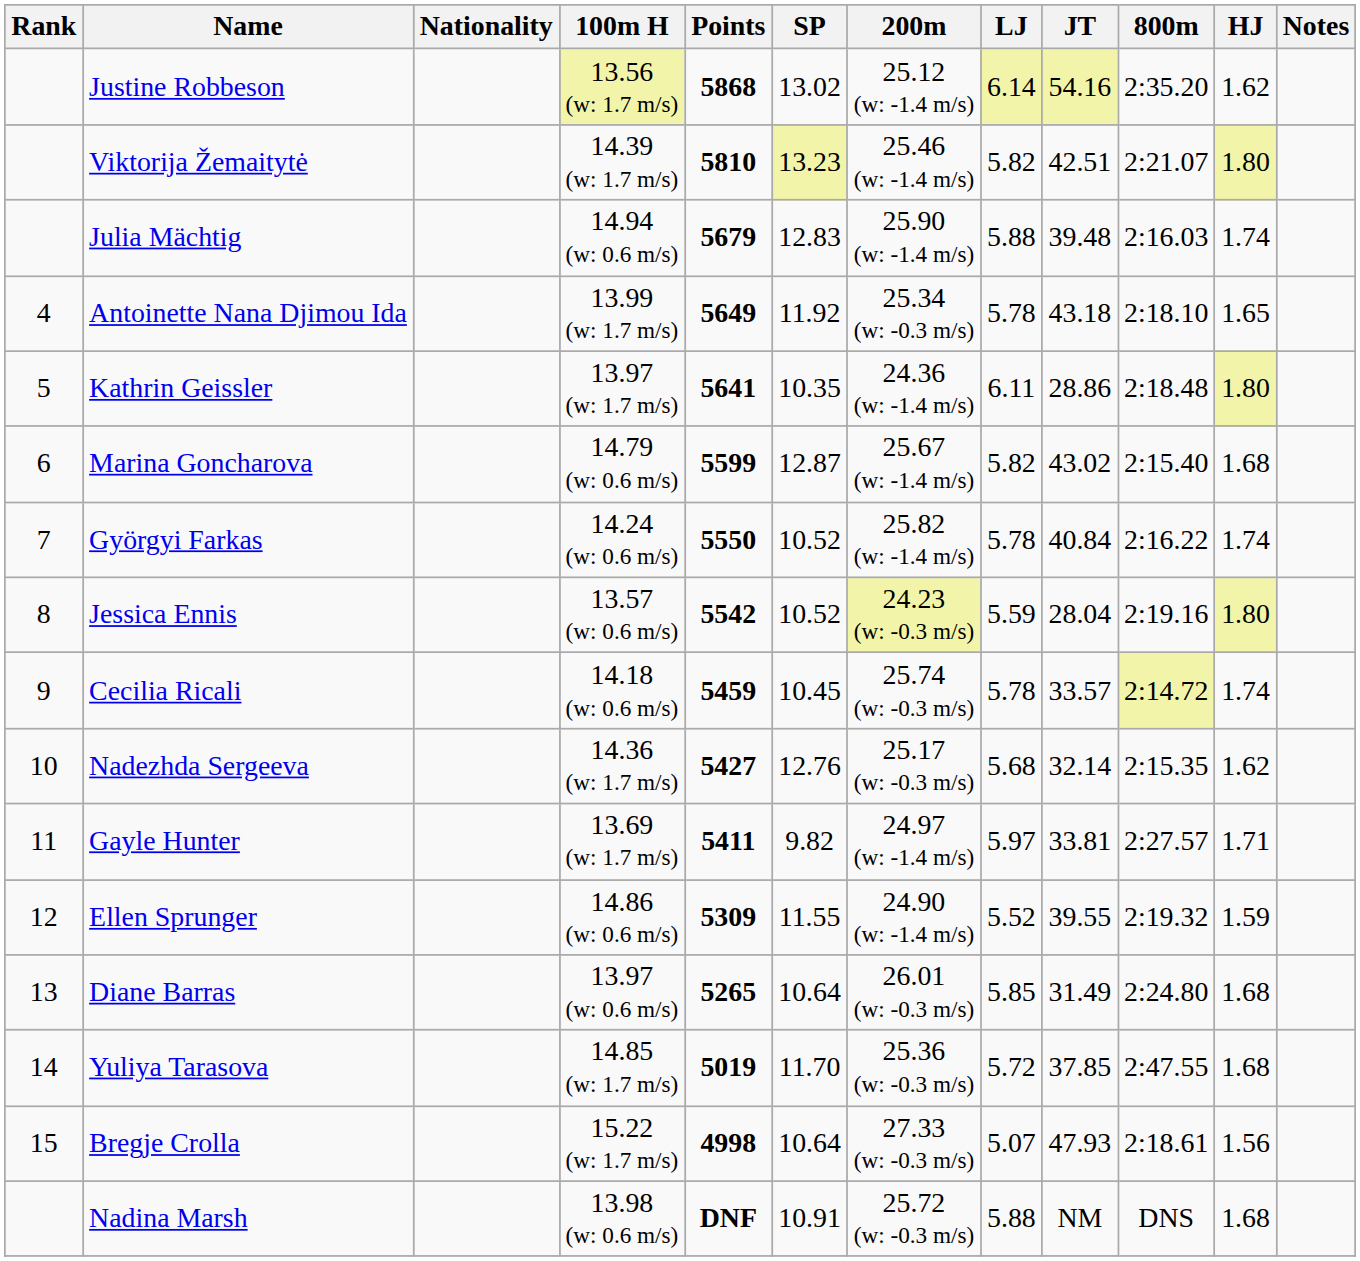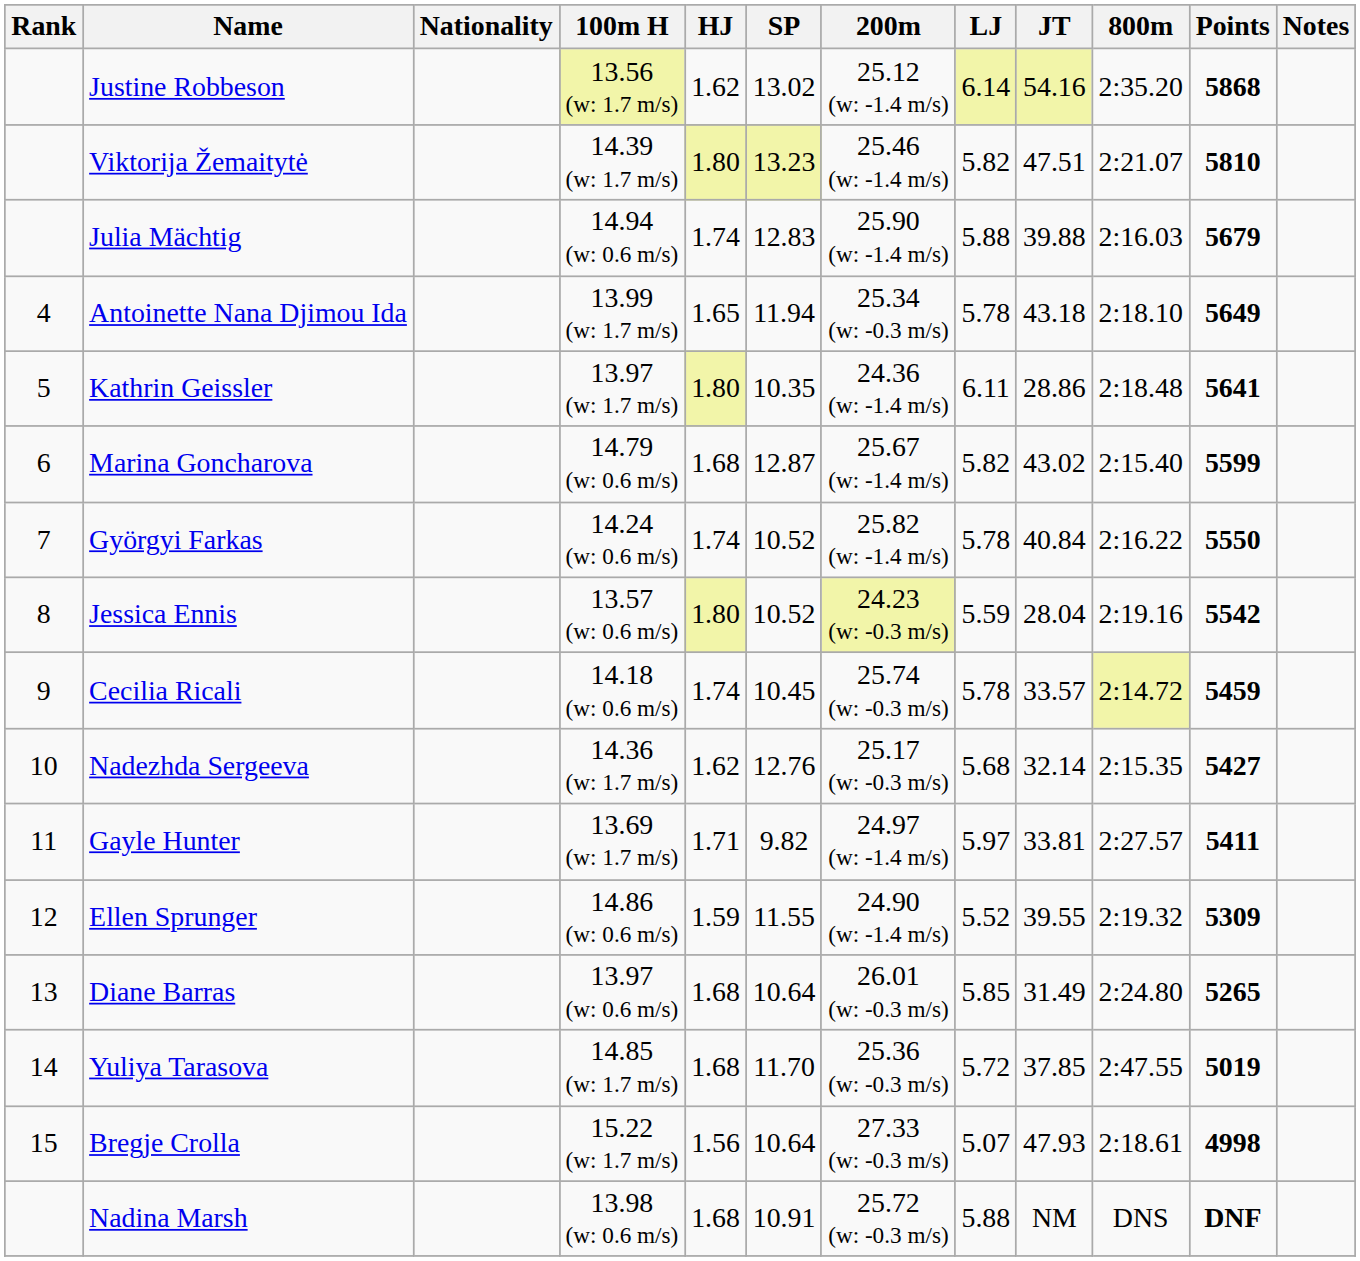columns swapped: (1246, 26) <-> (728, 26)
(1080, 161) 42.51 -> (1054, 161) 47.51
(1080, 237) 39.48 -> (1054, 237) 39.88
(810, 312) 11.92 -> (784, 312) 11.94
